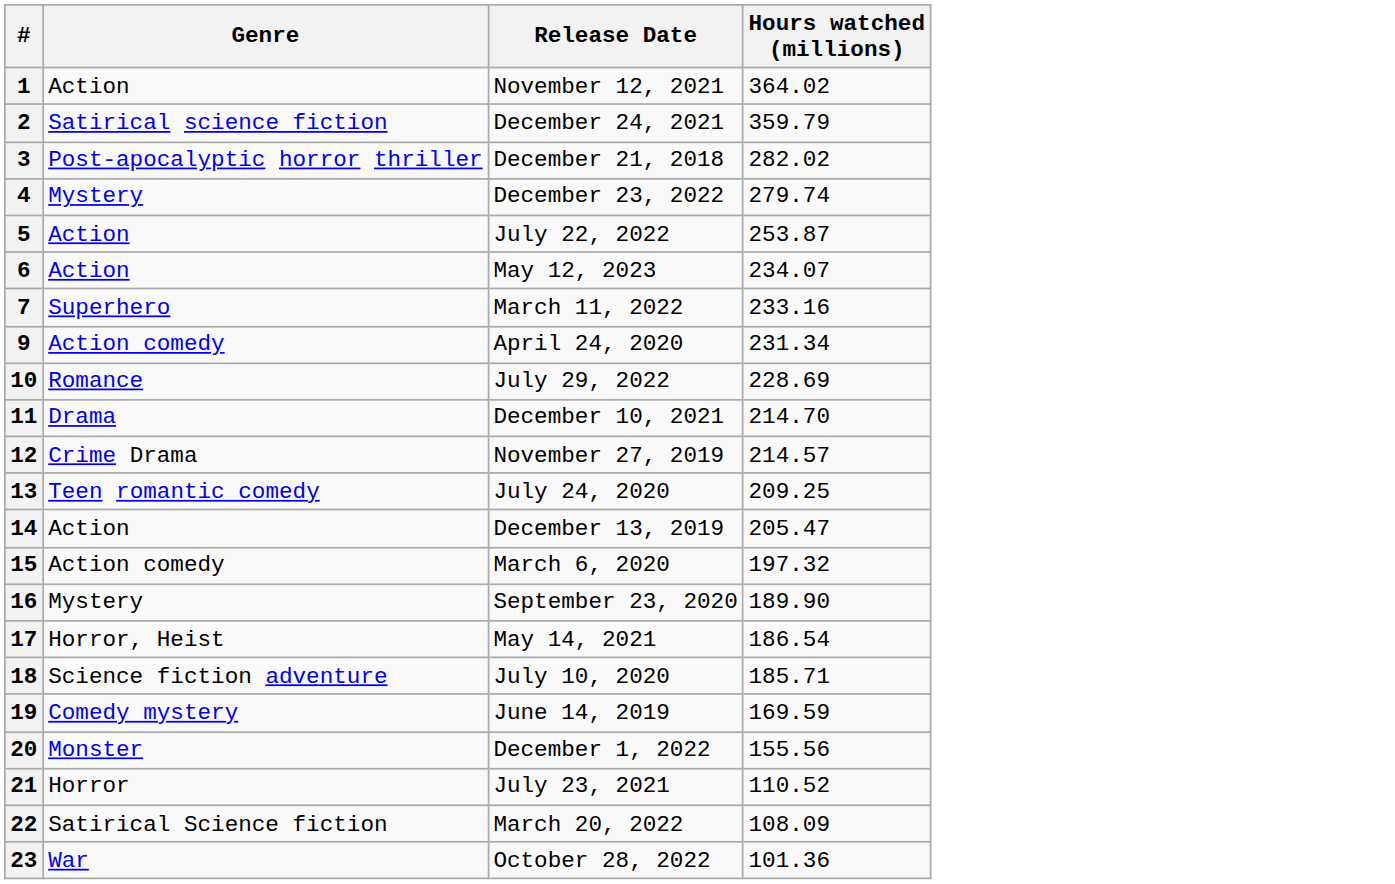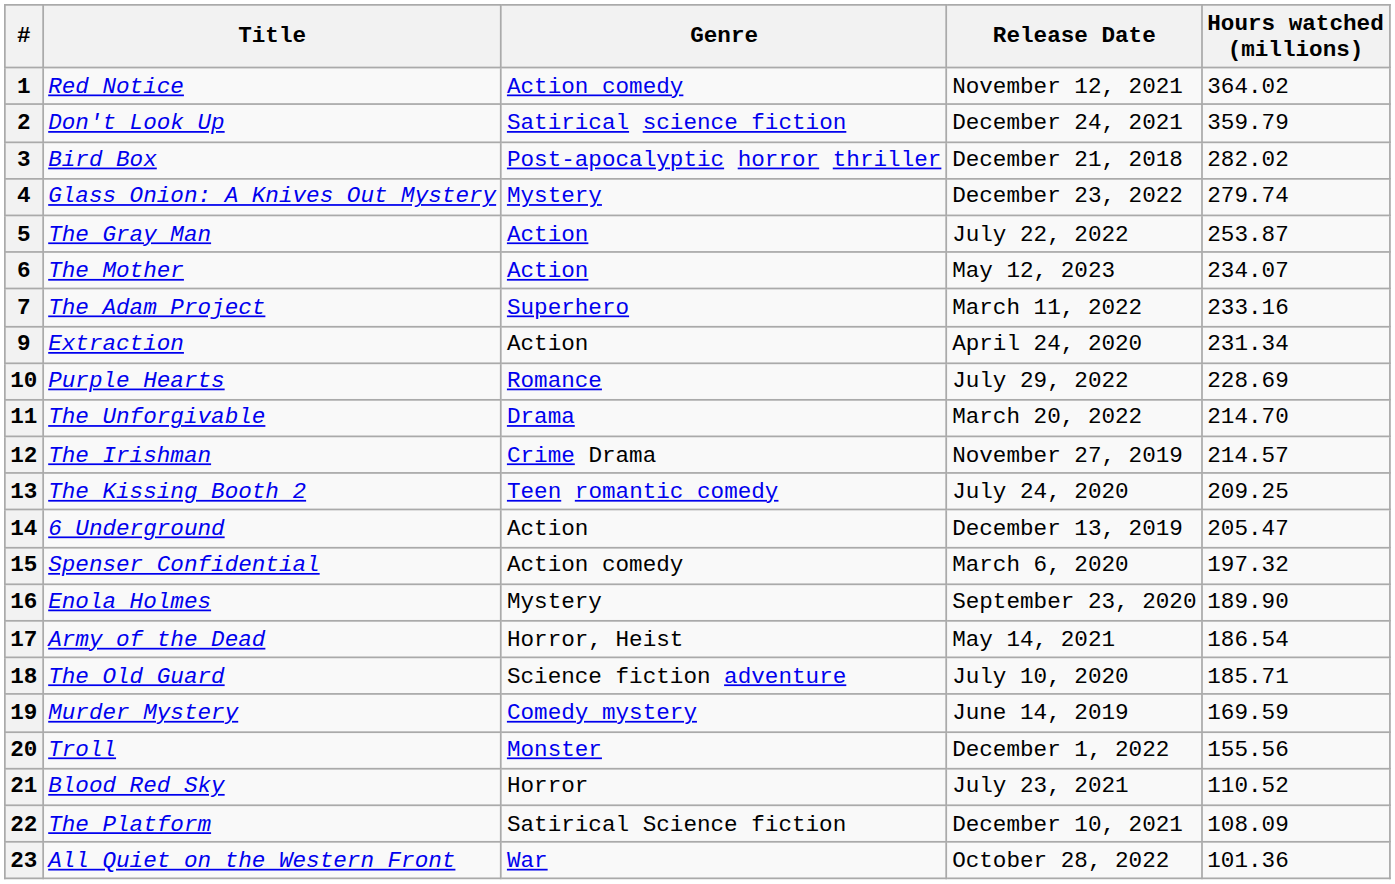+ column: (272, 36)
(89, 86) Action -> (595, 86) Action comedy
(136, 344) Action comedy -> (548, 344) Action
(609, 418) December 10, 2021 -> (1047, 418) March 20, 2022
(588, 824) March 20, 2022 -> (1068, 824) December 10, 2021
